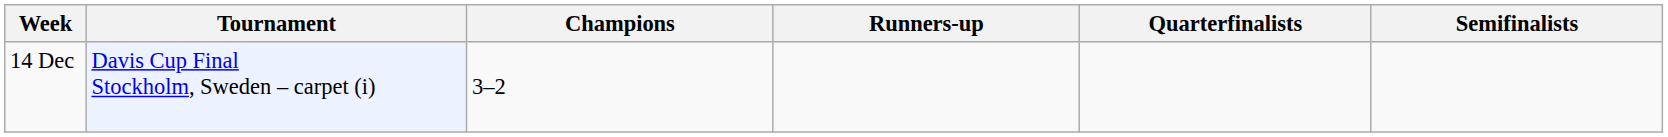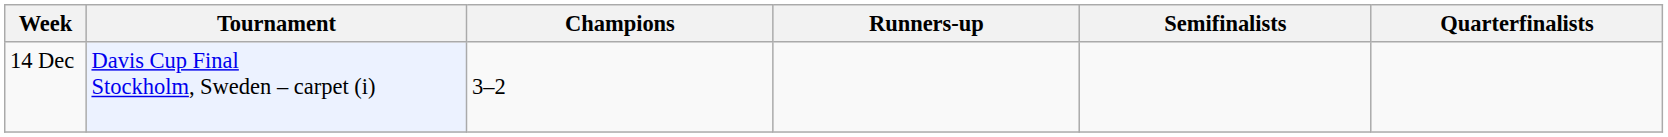columns swapped: (1517, 23) <-> (1225, 23)
